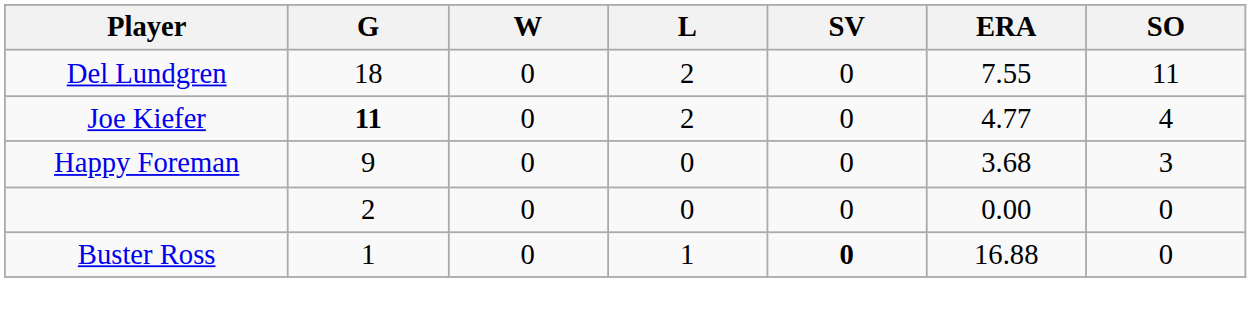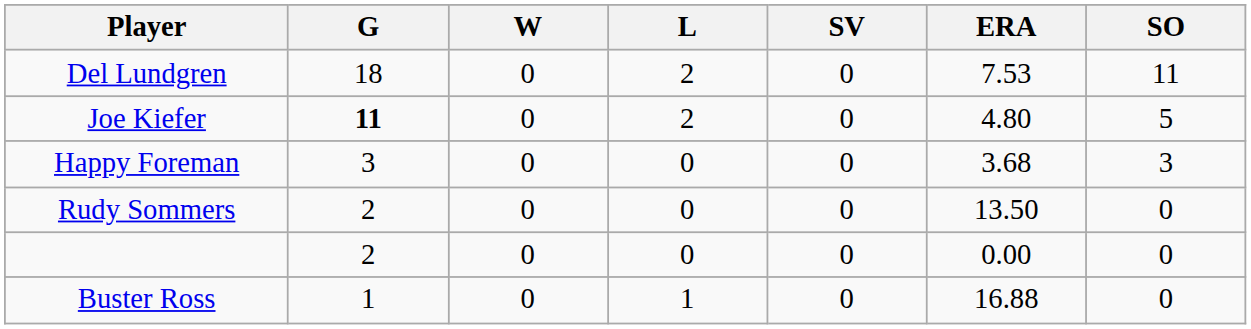(1006, 72) 7.55 -> (1006, 72) 7.53
(1006, 118) 4.77 -> (1006, 118) 4.80
(1166, 118) 4 -> (1166, 118) 5
(368, 163) 9 -> (368, 163) 3
+ row: (147, 208)
(847, 254) bold -> (847, 299) normal
